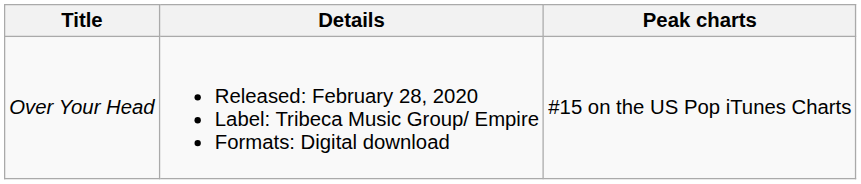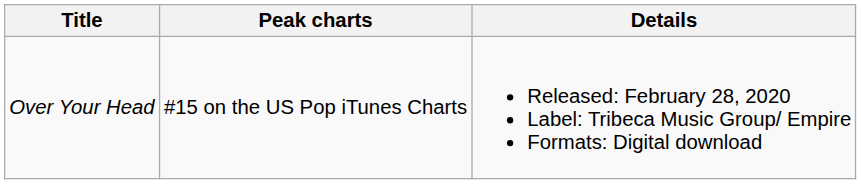columns swapped: (351, 20) <-> (700, 20)
